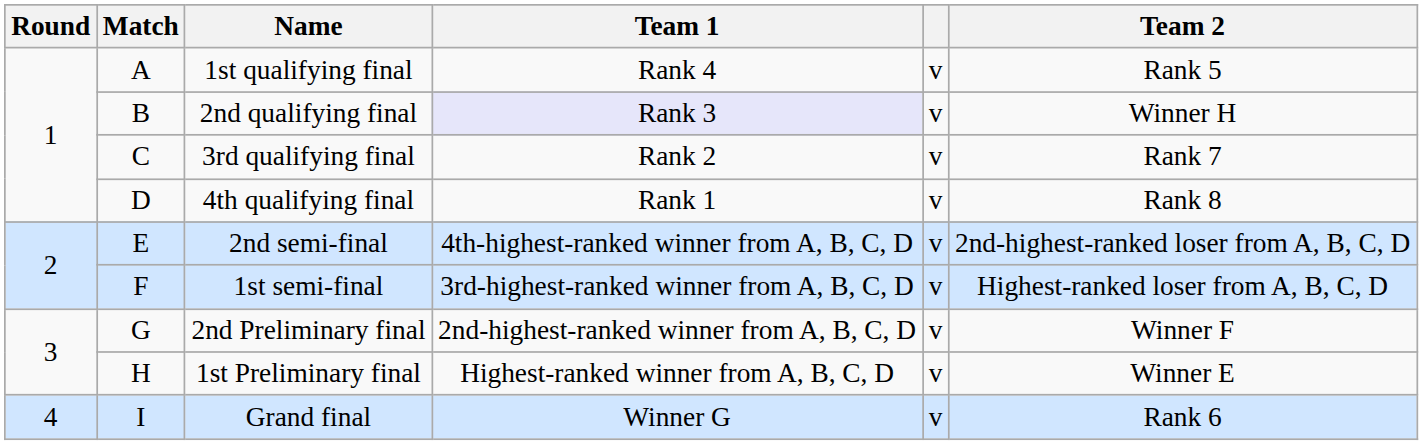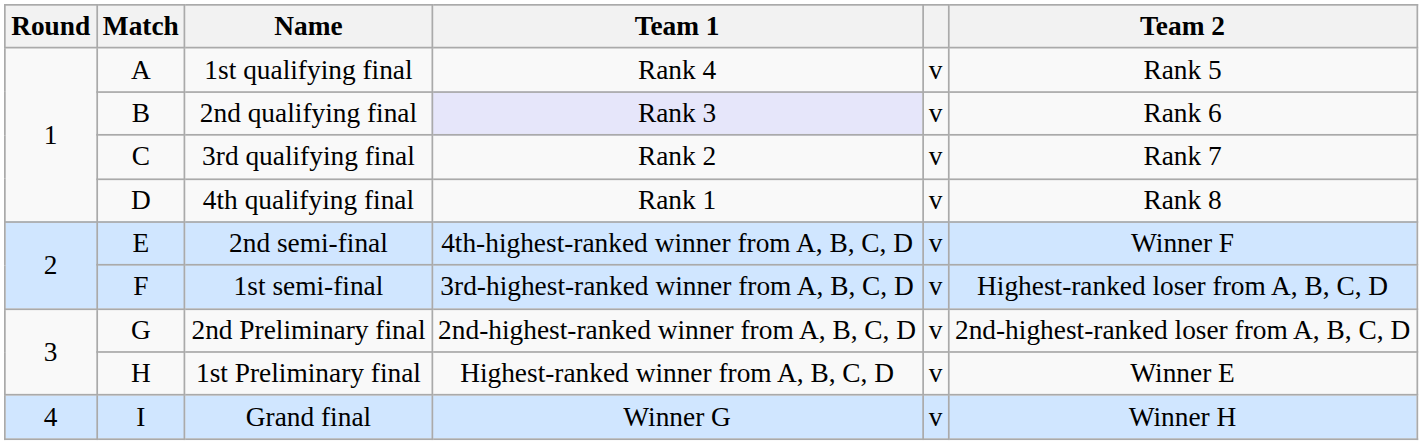(1183, 112) Winner H -> (1183, 112) Rank 6
(1183, 243) 2nd-highest-ranked loser from A, B, C, D -> (1183, 243) Winner F
(1183, 329) Winner F -> (1183, 329) 2nd-highest-ranked loser from A, B, C, D
(1183, 416) Rank 6 -> (1183, 416) Winner H
